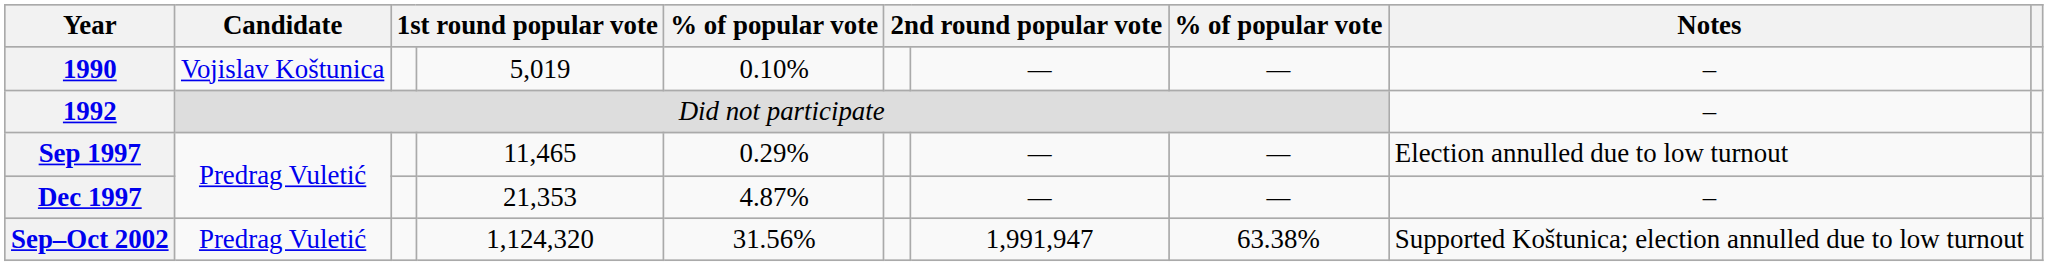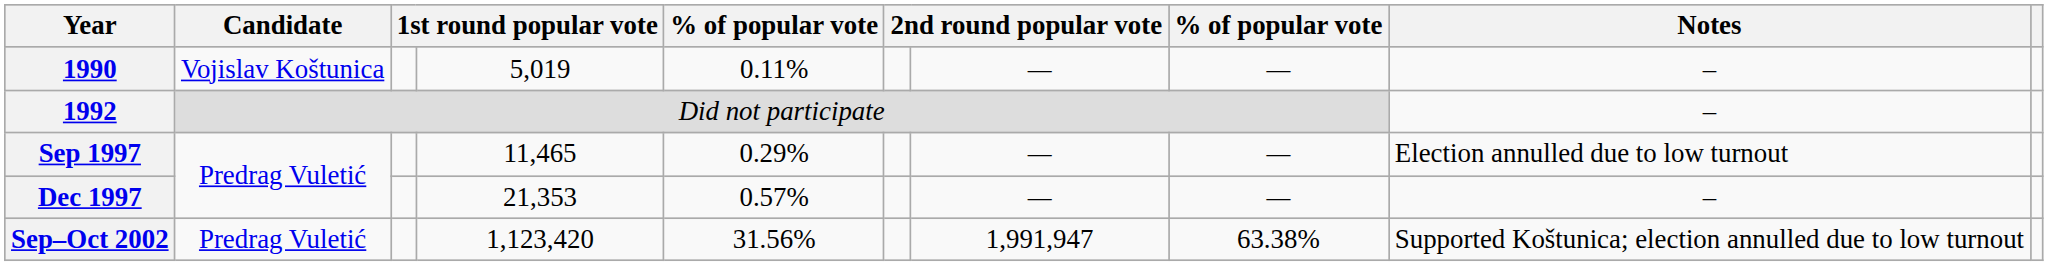(774, 68) 0.10% -> (774, 68) 0.11%
(774, 196) 4.87% -> (774, 196) 0.57%
(540, 238) 1,124,320 -> (540, 238) 1,123,420
